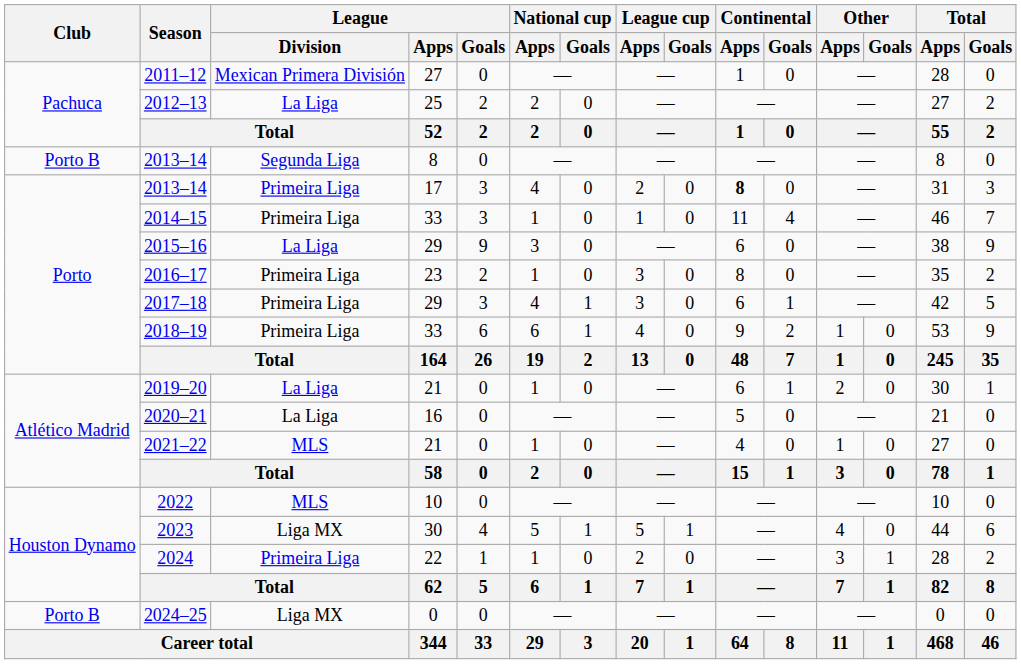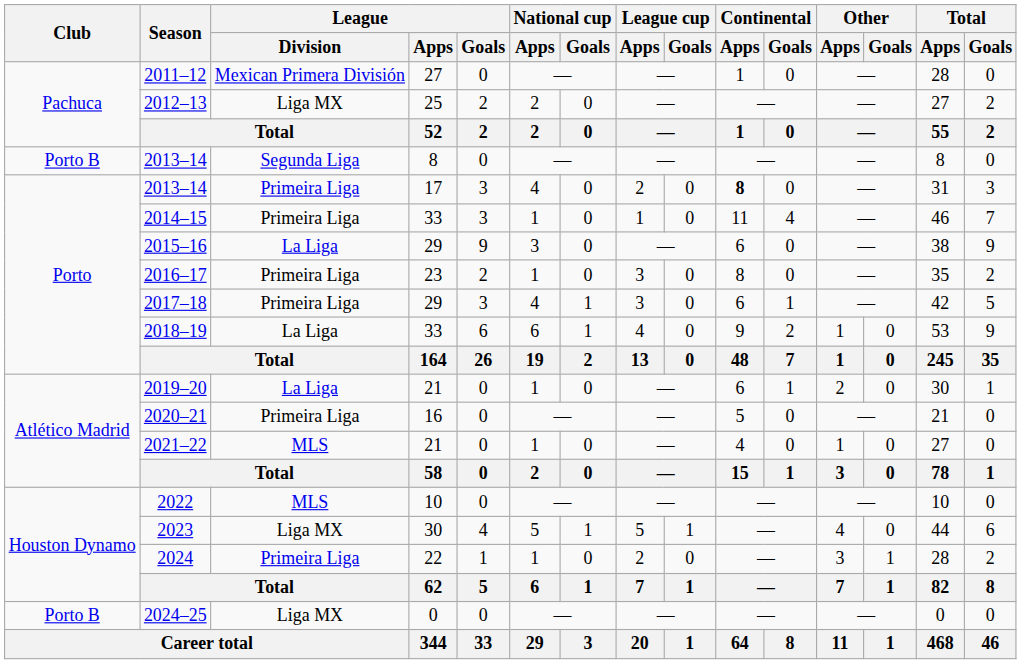(310, 103) La Liga -> (310, 103) Liga MX
(310, 331) Primeira Liga -> (310, 331) La Liga
(310, 416) La Liga -> (310, 416) Primeira Liga
